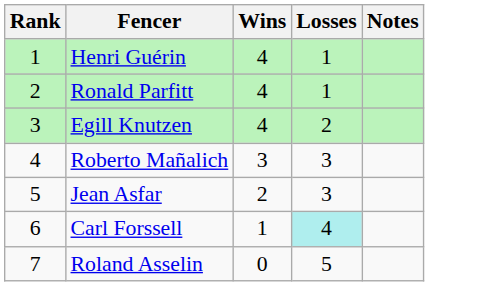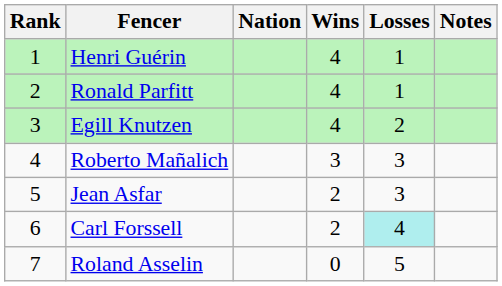+ column: (270, 21)
(262, 228) 1 -> (335, 228) 2
